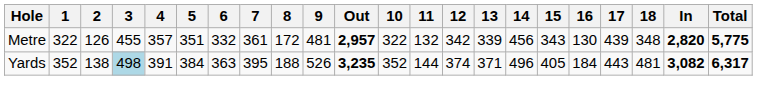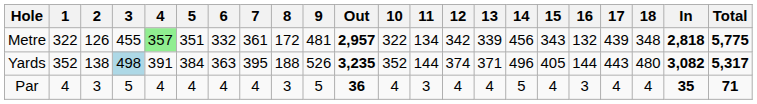(160, 39) no background -> (160, 39) lightgreen background
(426, 39) 132 -> (426, 39) 134
(585, 39) 130 -> (585, 39) 132
(686, 39) 2,820 -> (686, 39) 2,818
(585, 63) 184 -> (585, 63) 144
(648, 63) 481 -> (648, 63) 480
(730, 63) 6,317 -> (730, 63) 5,317
+ row: (27, 87)
